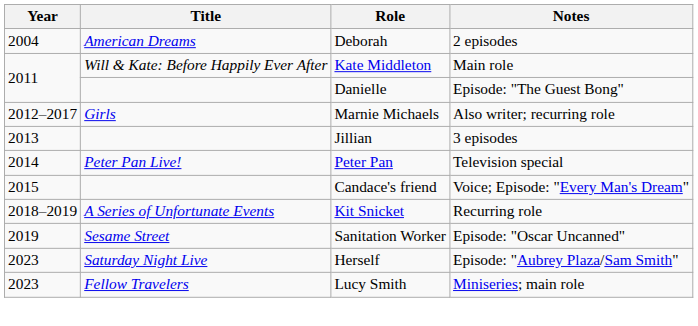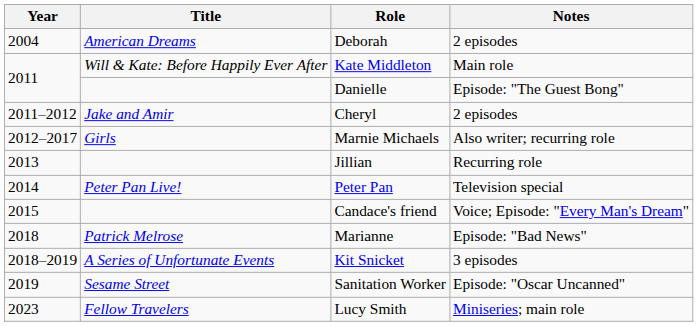+ row: (355, 114)
(485, 138) 3 episodes -> (498, 162) Recurring role
+ row: (364, 235)
(498, 211) Recurring role -> (485, 260) 3 episodes
- row: (357, 260)
